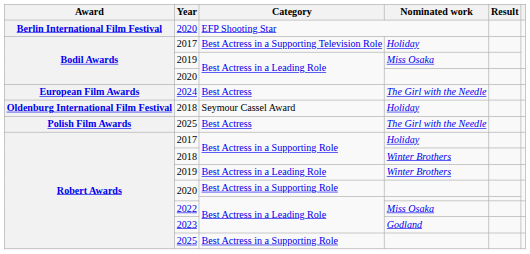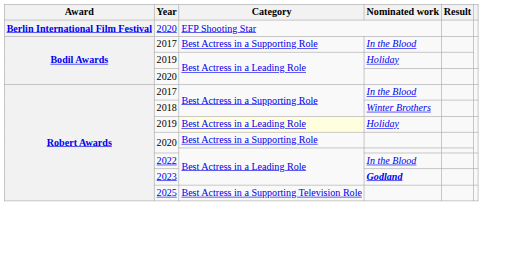(292, 44) Best Actress in a Supporting Television Role -> (250, 44) Best Actress in a Supporting Role
(403, 44) Holiday -> (391, 44) In the Blood
(410, 60) Miss Osaka -> (383, 60) Holiday
- row: (89, 92)
- row: (89, 108)
- row: (89, 124)
(403, 140) Holiday -> (391, 92) In the Blood
(264, 172) no background -> (244, 124) lightyellow background
(419, 172) Winter Brothers -> (383, 124) Holiday
(410, 208) Miss Osaka -> (391, 161) In the Blood
(404, 224) normal -> (385, 177) bold
(270, 240) Best Actress in a Supporting Role -> (272, 192) Best Actress in a Supporting Television Role
